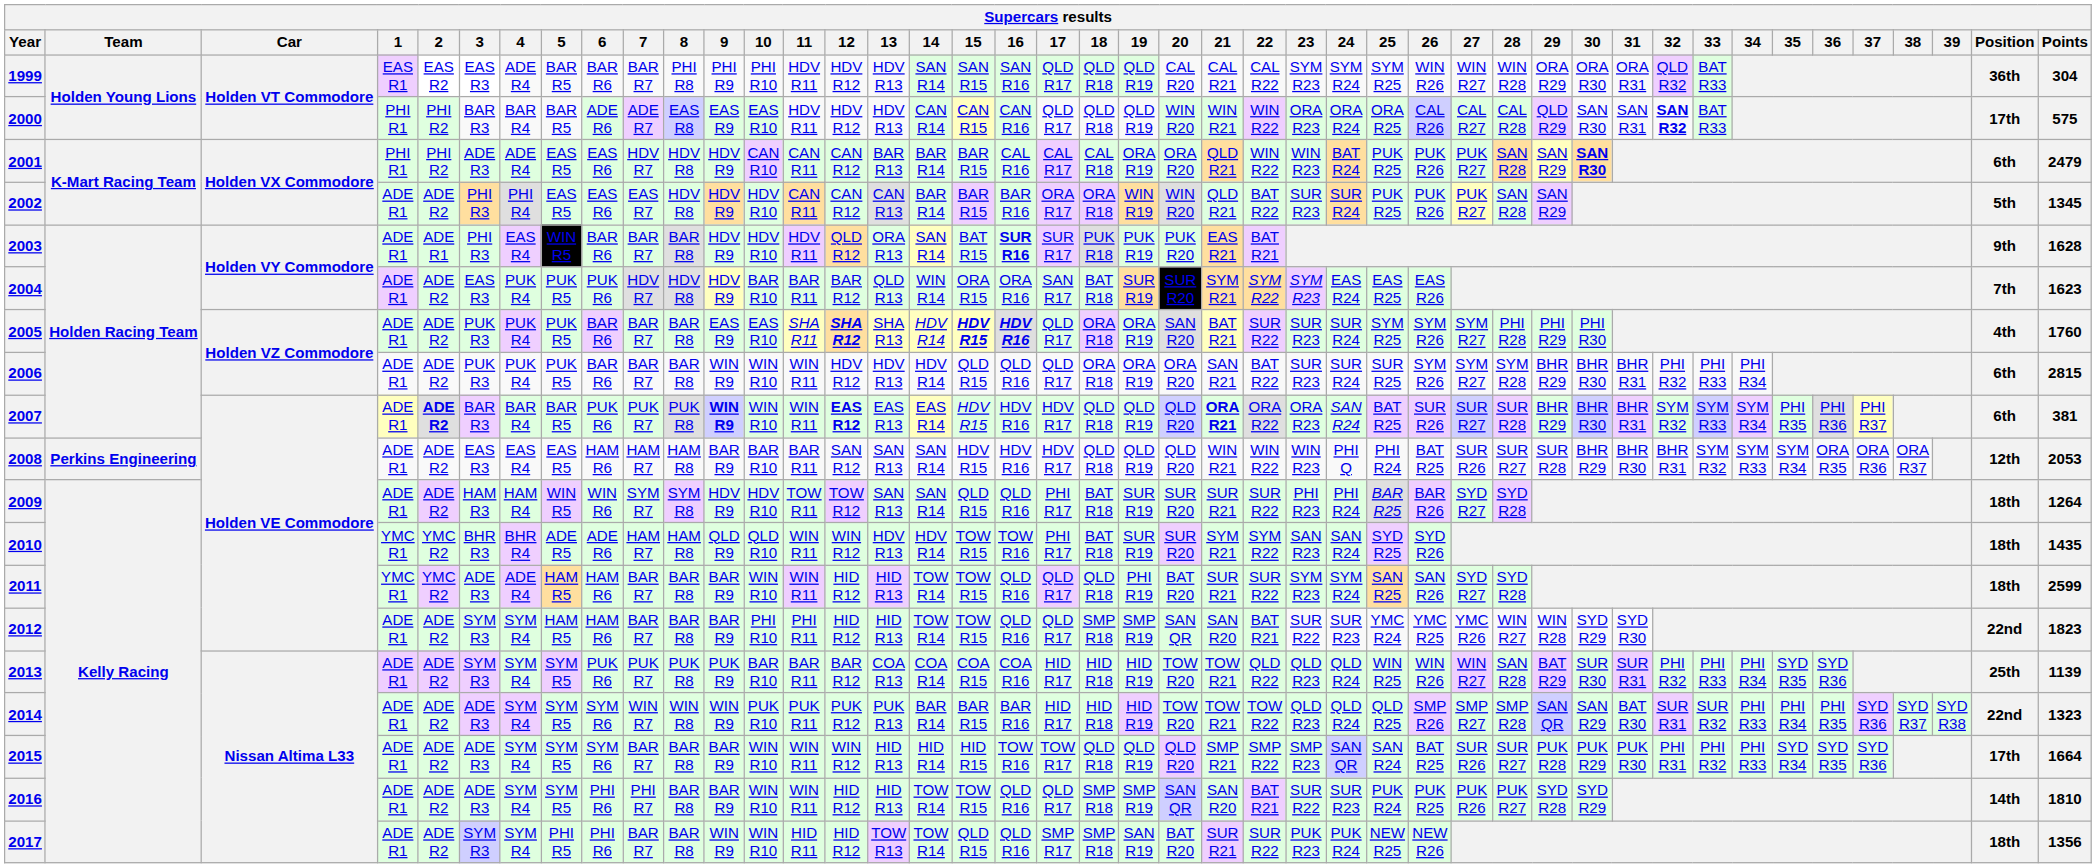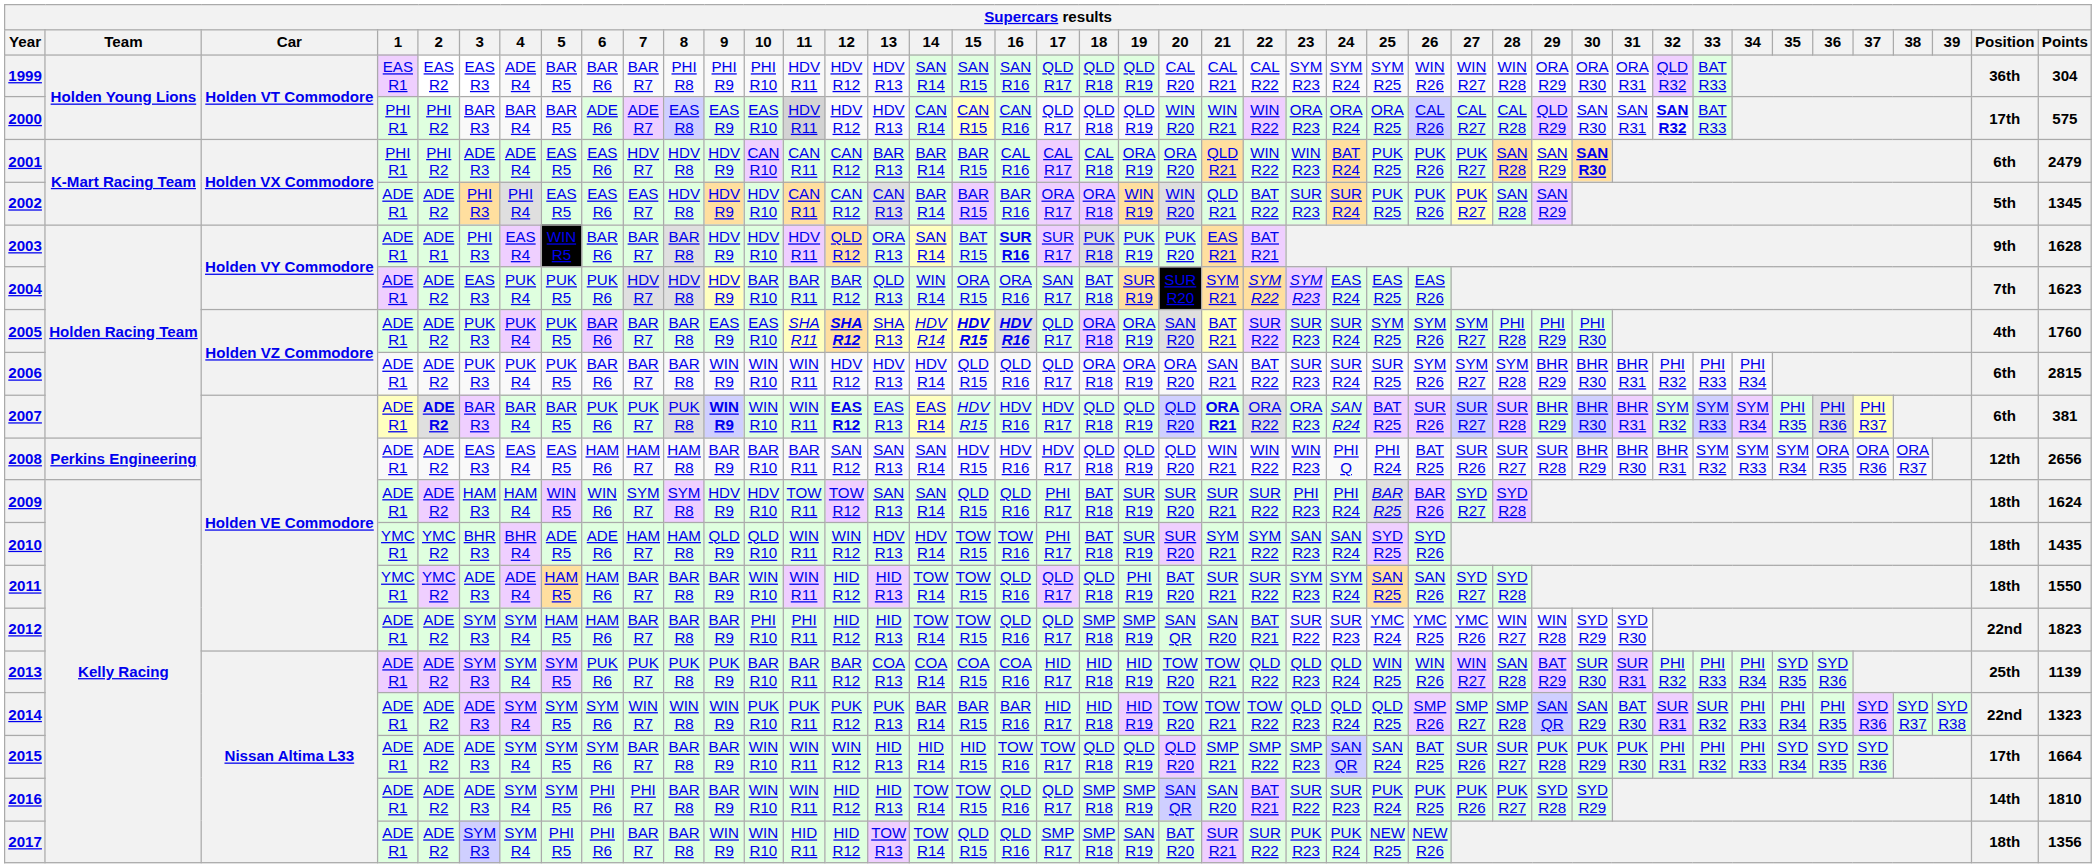(804, 118) no background -> (804, 118) lightgrey background
(2065, 459) 2053 -> (2065, 459) 2656
(2065, 501) 1264 -> (2065, 501) 1624
(2065, 587) 2599 -> (2065, 587) 1550
